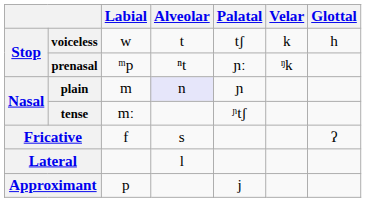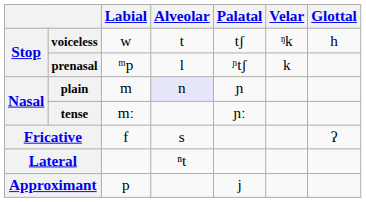(287, 40) k -> (287, 40) ᵑk
(182, 64) ⁿt -> (182, 64) l
(240, 64) ɲː -> (240, 64) ᶮtʃ
(287, 64) ᵑk -> (287, 64) k
(240, 112) ᶮtʃ -> (240, 112) ɲː
(182, 161) l -> (182, 161) ⁿt
